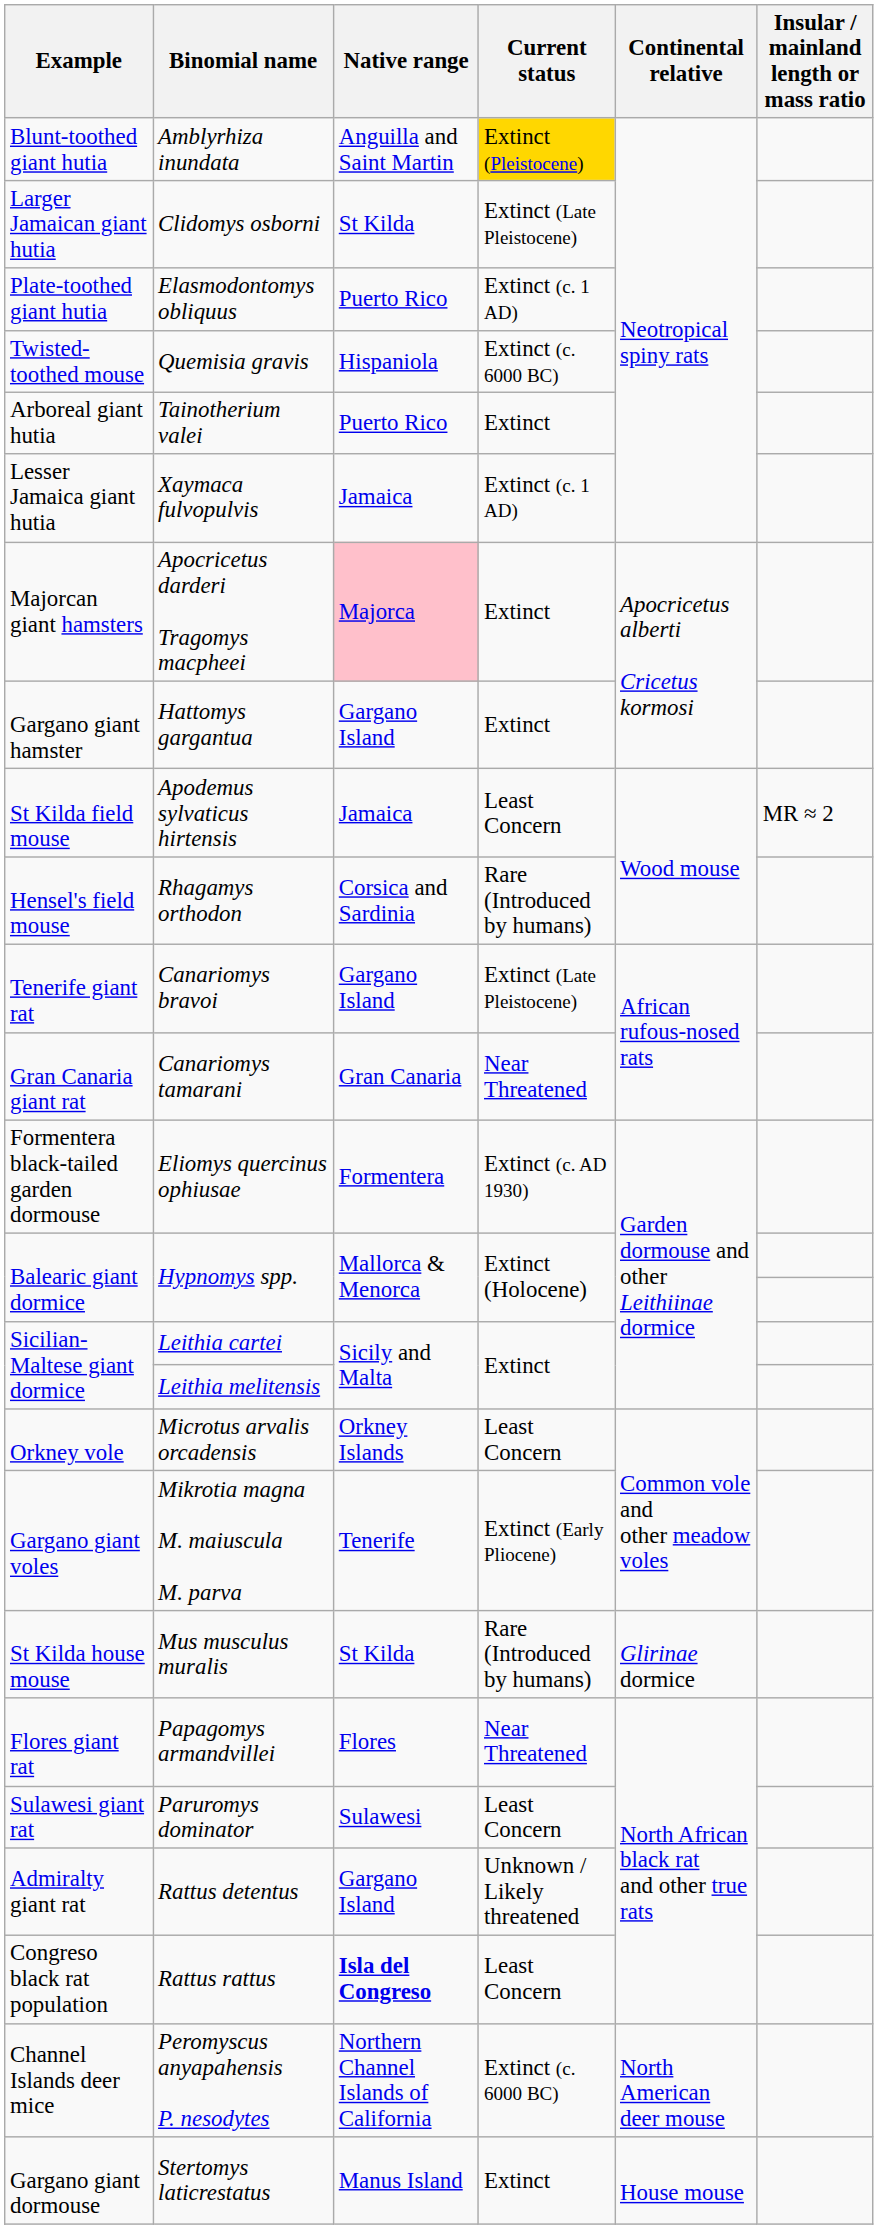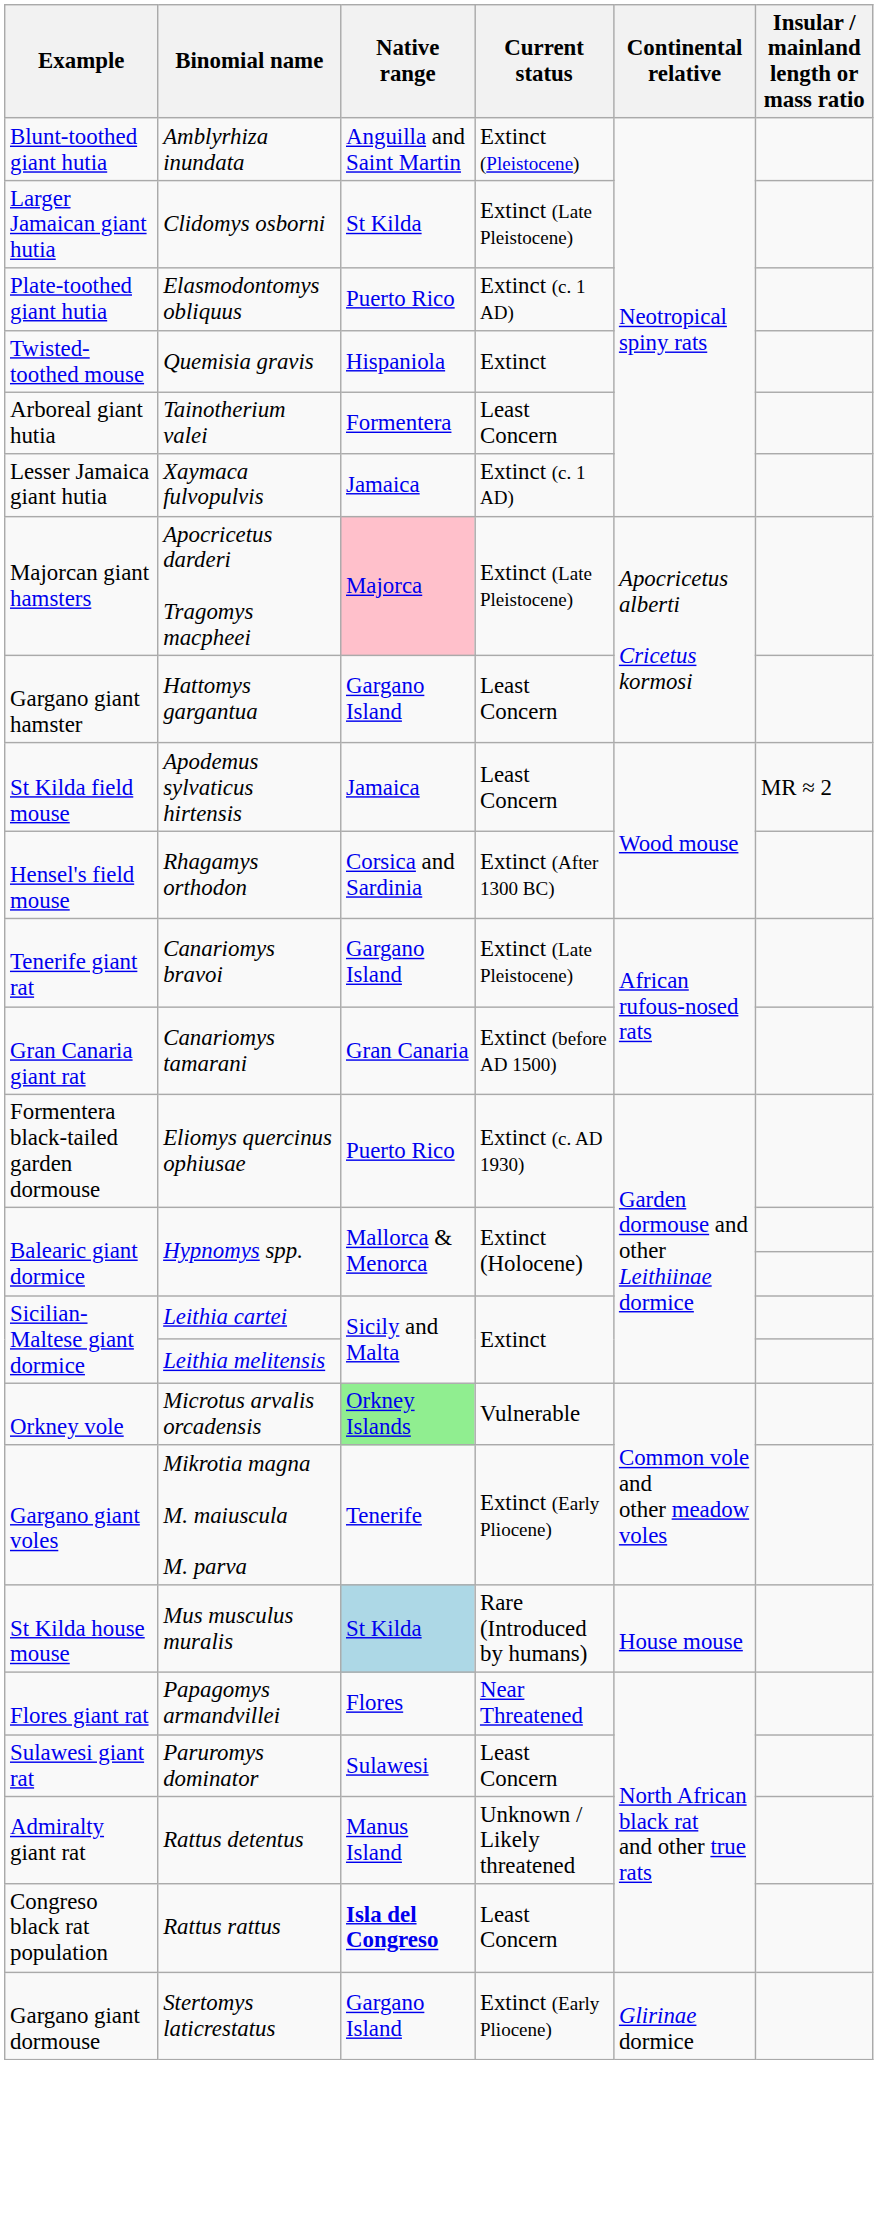(534, 149) gold background -> (530, 149) no background
(530, 360) Extinct (c. 6000 BC) -> (513, 360) Extinct
(393, 422) Puerto Rico -> (399, 422) Formentera
(517, 422) Extinct -> (519, 422) Least Concern
(517, 611) Extinct -> (536, 585) Extinct (Late Pleistocene)
(517, 724) Extinct -> (519, 699) Least Concern
(538, 900) Rare (Introduced by humans) -> (539, 874) Extinct (After 1300 BC)
(535, 1075) Near Threatened -> (543, 1050) Extinct (before AD 1500)
(392, 1176) Formentera -> (400, 1150) Puerto Rico
(373, 1439) no background -> (380, 1414) lightgreen background
(523, 1439) Least Concern -> (530, 1414) Vulnerable
(377, 1653) no background -> (384, 1628) lightblue background
(659, 1666) Glirinae dormice -> (681, 1641) House mouse
(378, 1891) Gargano Island -> (377, 1839) Manus Island
- row: (65, 2079)
(401, 2180) Manus Island -> (385, 2015) Gargano Island
(517, 2180) Extinct -> (540, 2015) Extinct (Early Pliocene)
(682, 2193) House mouse -> (658, 2028) Glirinae dormice
